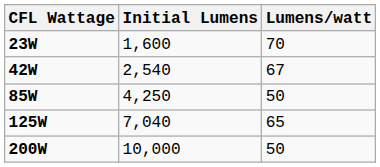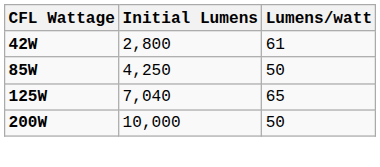- row: (23, 44)
(147, 70) 2,540 -> (147, 44) 2,800
(275, 70) 67 -> (275, 44) 61
